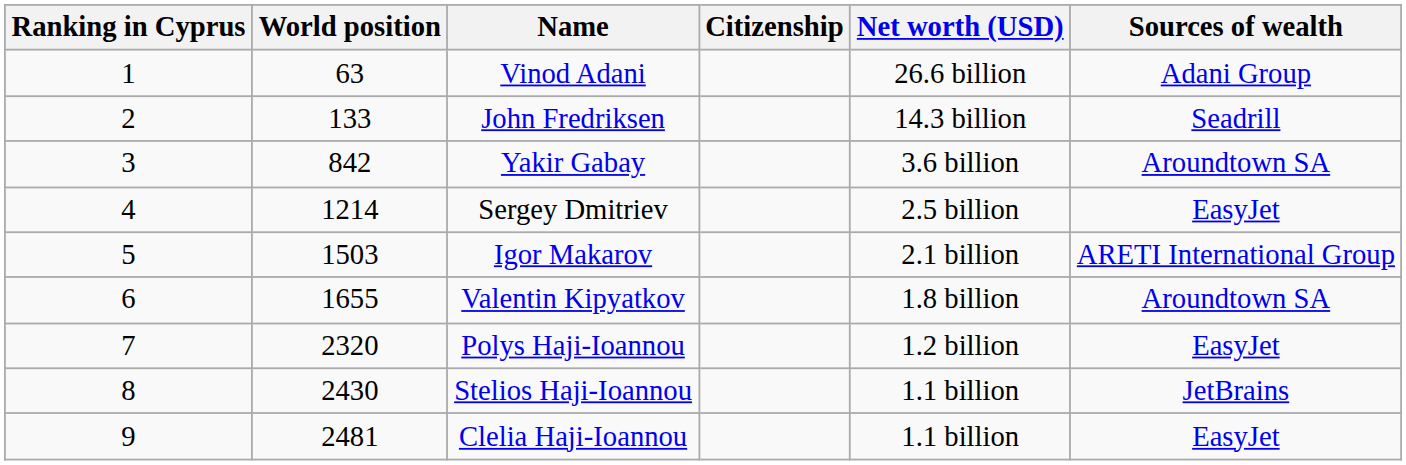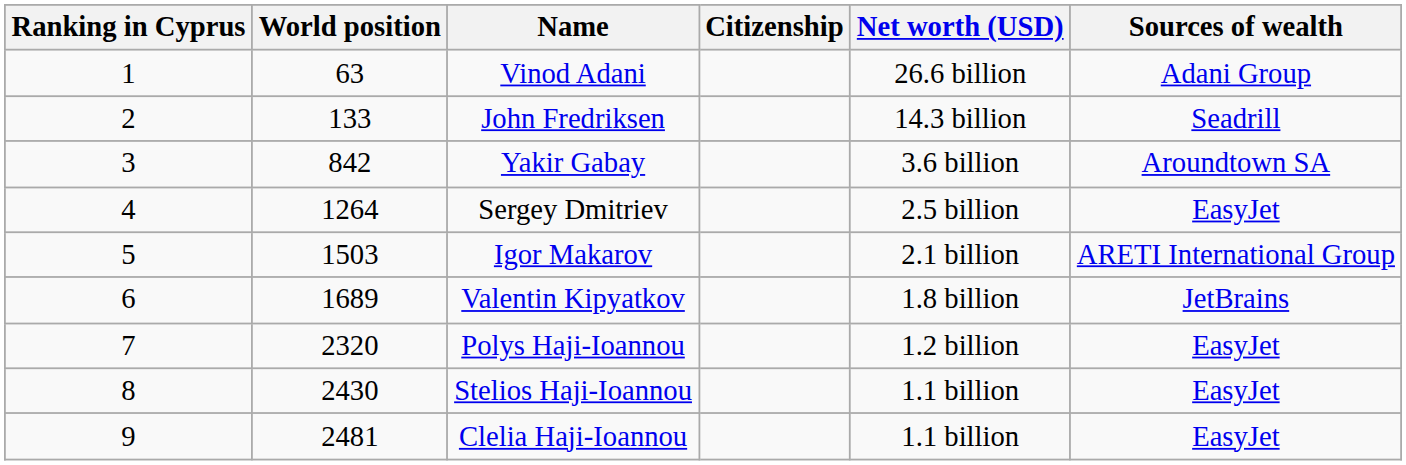(350, 208) 1214 -> (350, 208) 1264
(350, 299) 1655 -> (350, 299) 1689
(1236, 299) Aroundtown SA -> (1236, 299) JetBrains
(1236, 390) JetBrains -> (1236, 390) EasyJet
